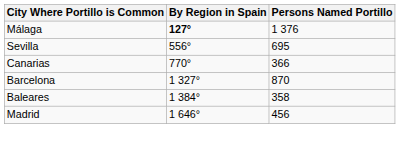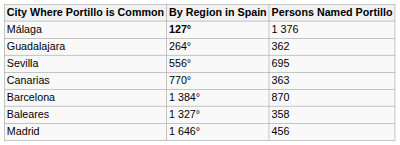+ row: (36, 47)
(281, 64) 366 -> (281, 81) 363
(185, 81) 1 327° -> (185, 98) 1 384°
(185, 98) 1 384° -> (185, 115) 1 327°
